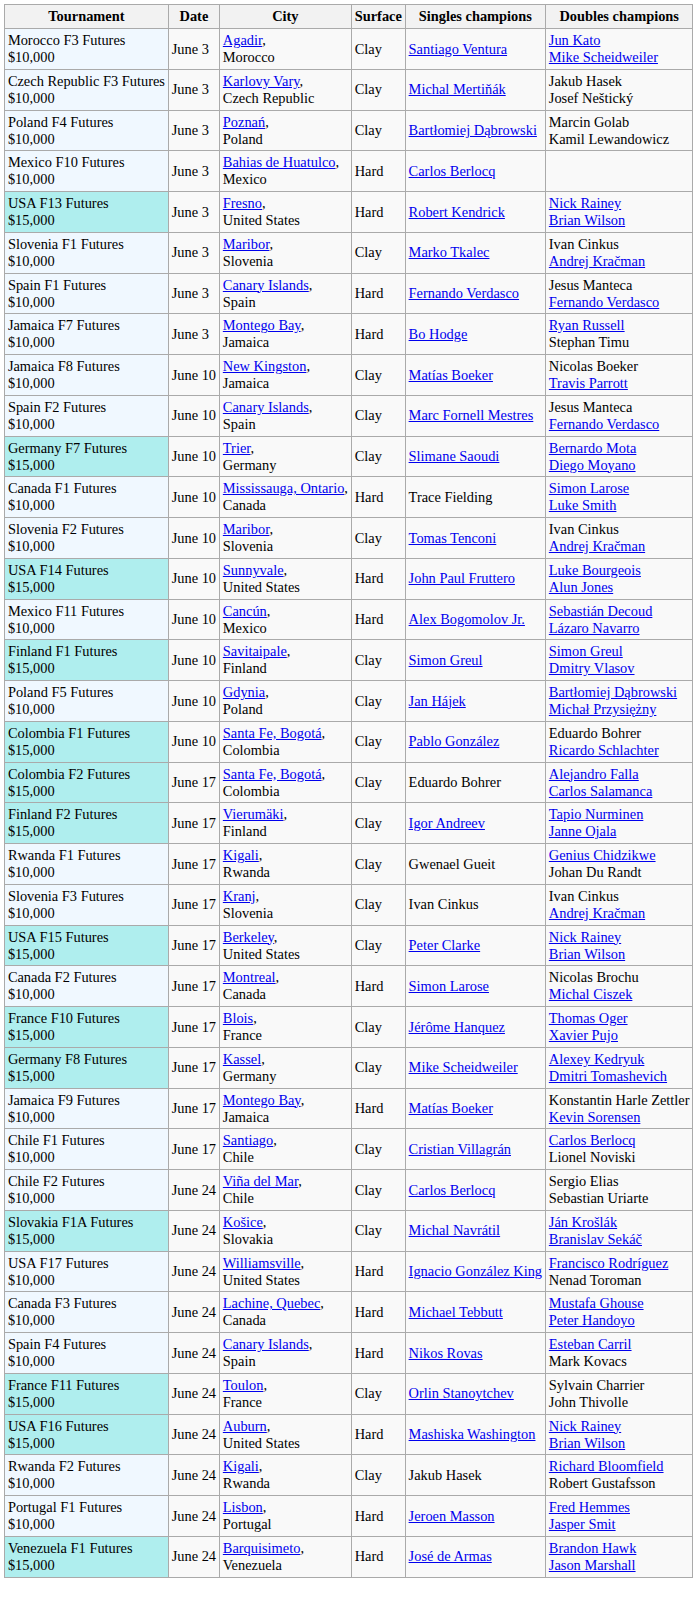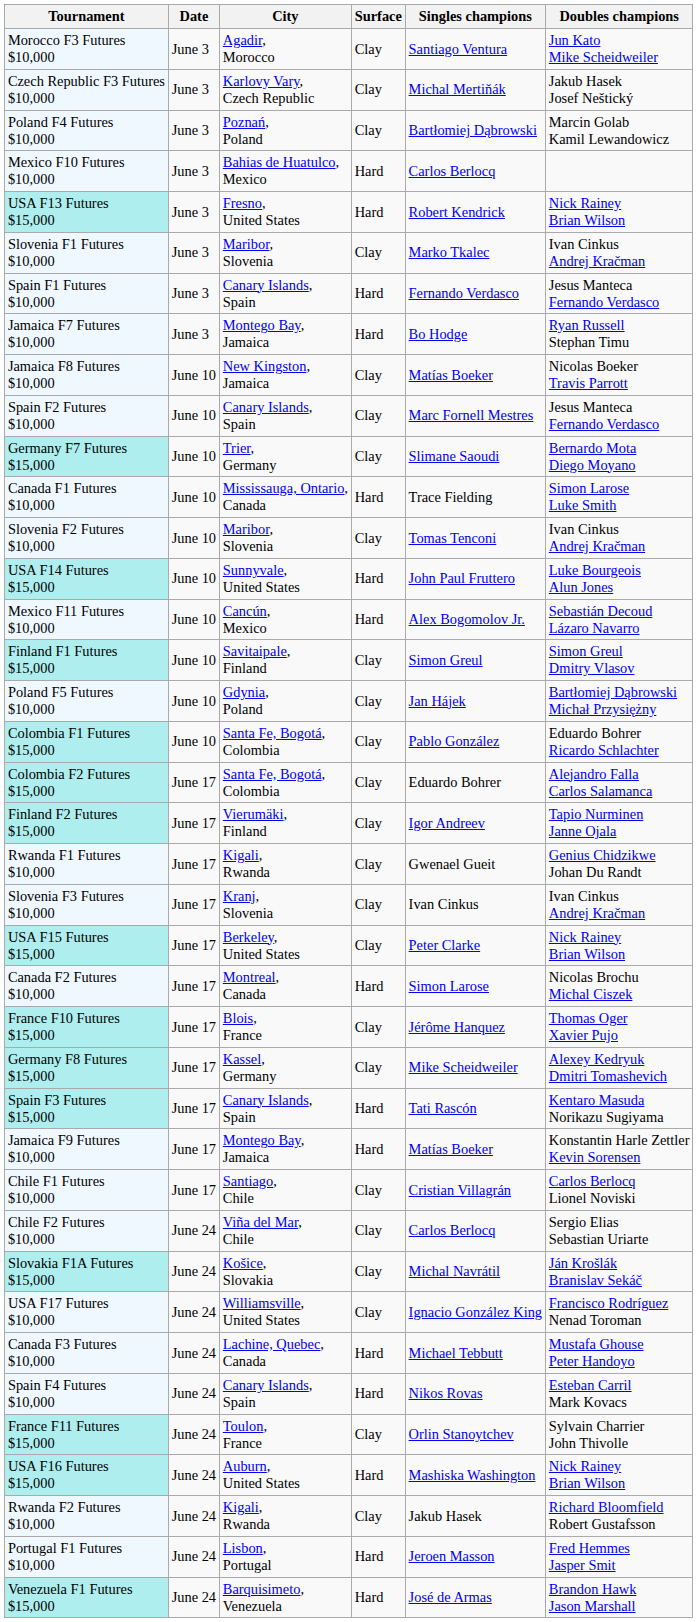+ row: (57, 1108)
(369, 1271) Hard -> (368, 1312) Clay
